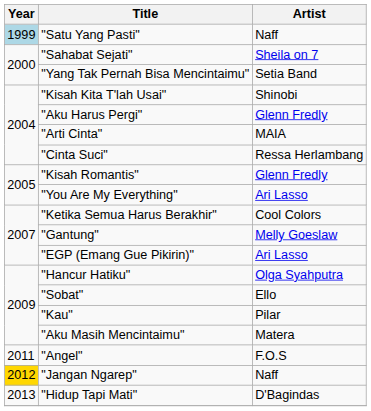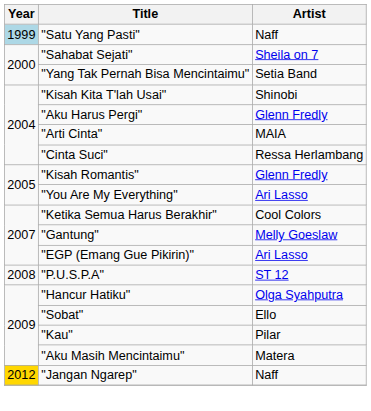+ row: (73, 275)
- row: (62, 355)
- row: (89, 395)
